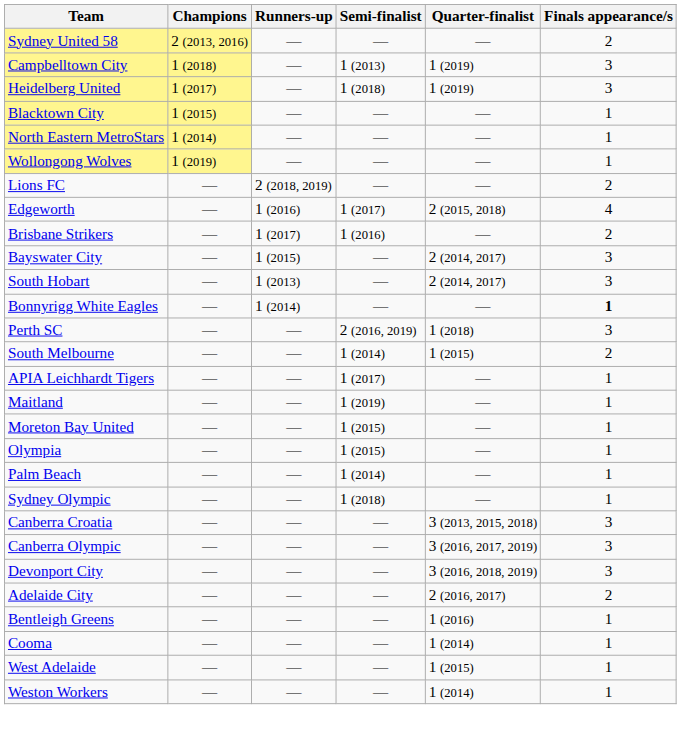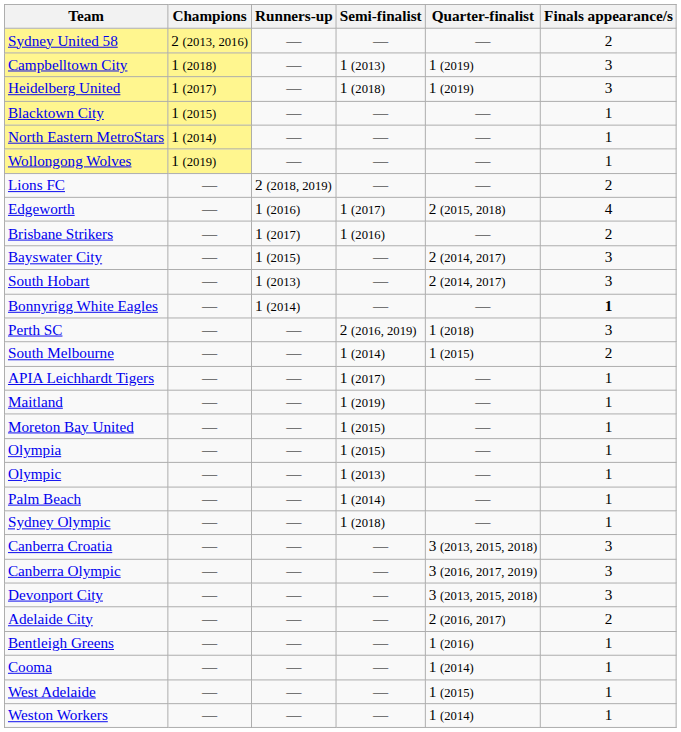+ row: (35, 474)
(483, 570) 3 (2016, 2018, 2019) -> (483, 595) 3 (2013, 2015, 2018)
